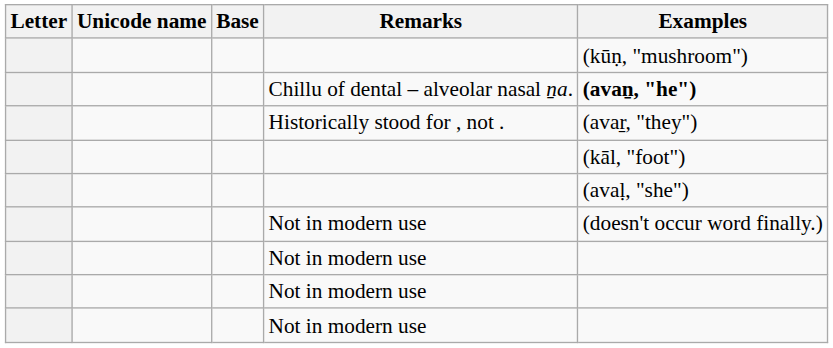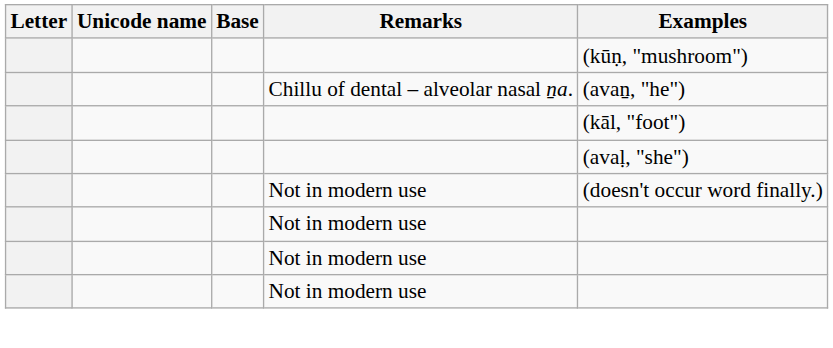(640, 88) bold -> (634, 88) normal
- row: (39, 123)
